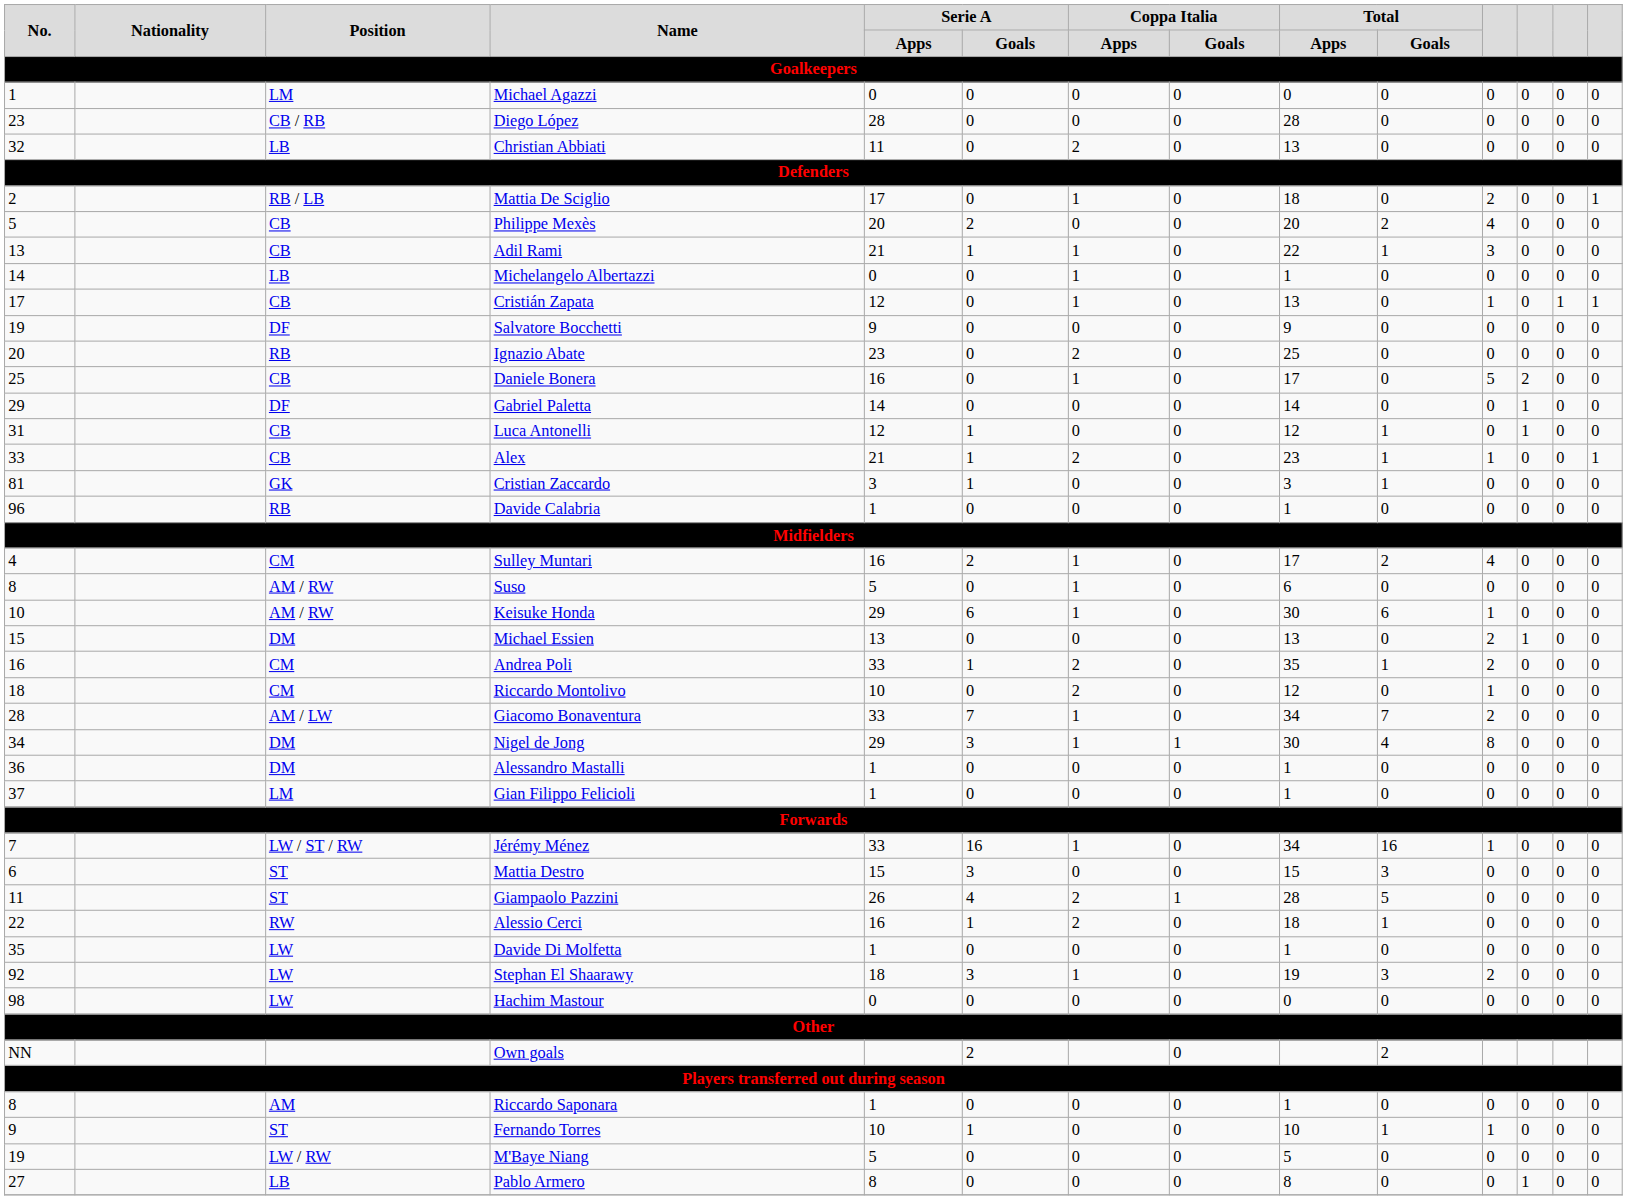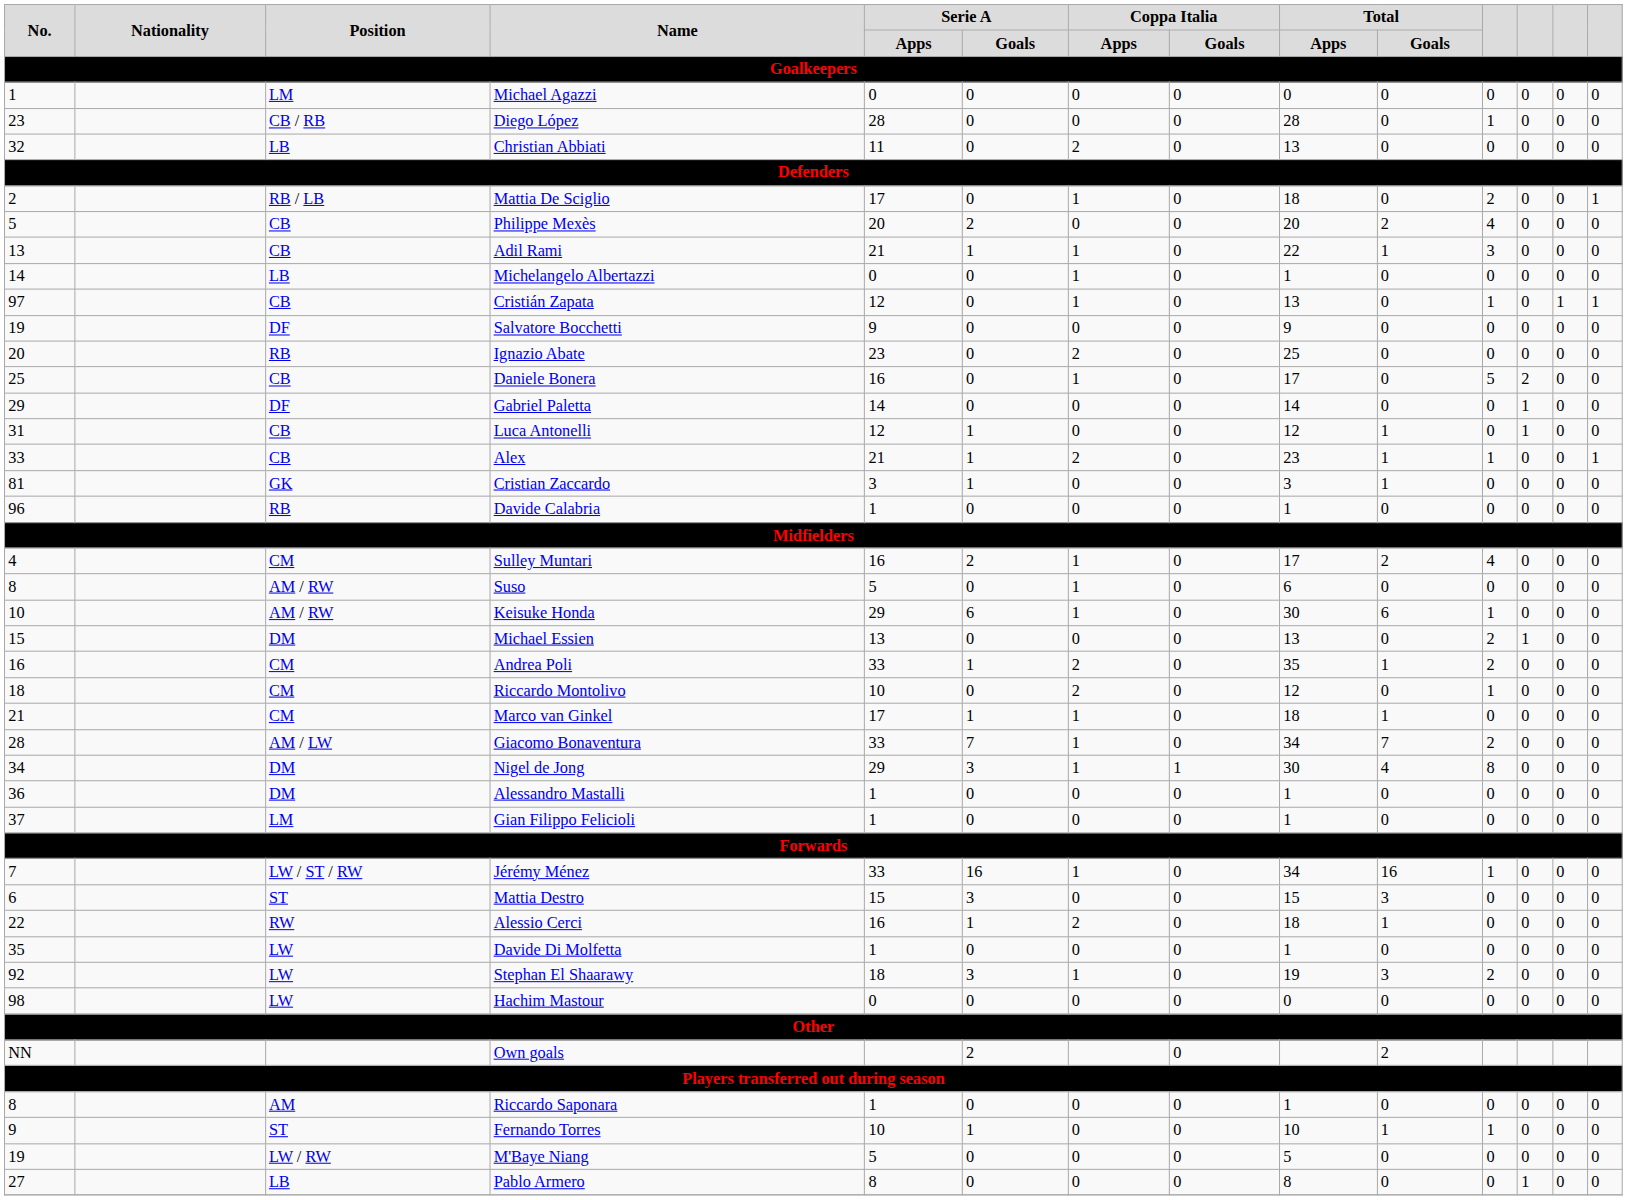(1491, 120) 0 -> (1491, 120) 1
(16, 302) 17 -> (16, 302) 97
+ row: (553, 716)
- row: (556, 897)
